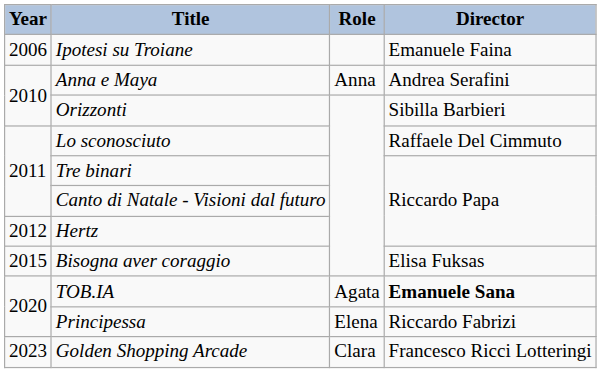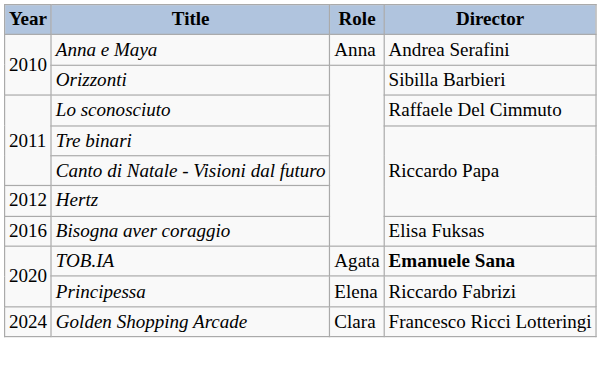- row: (124, 49)
(28, 261) 2015 -> (28, 230) 2016
(28, 351) 2023 -> (28, 321) 2024
